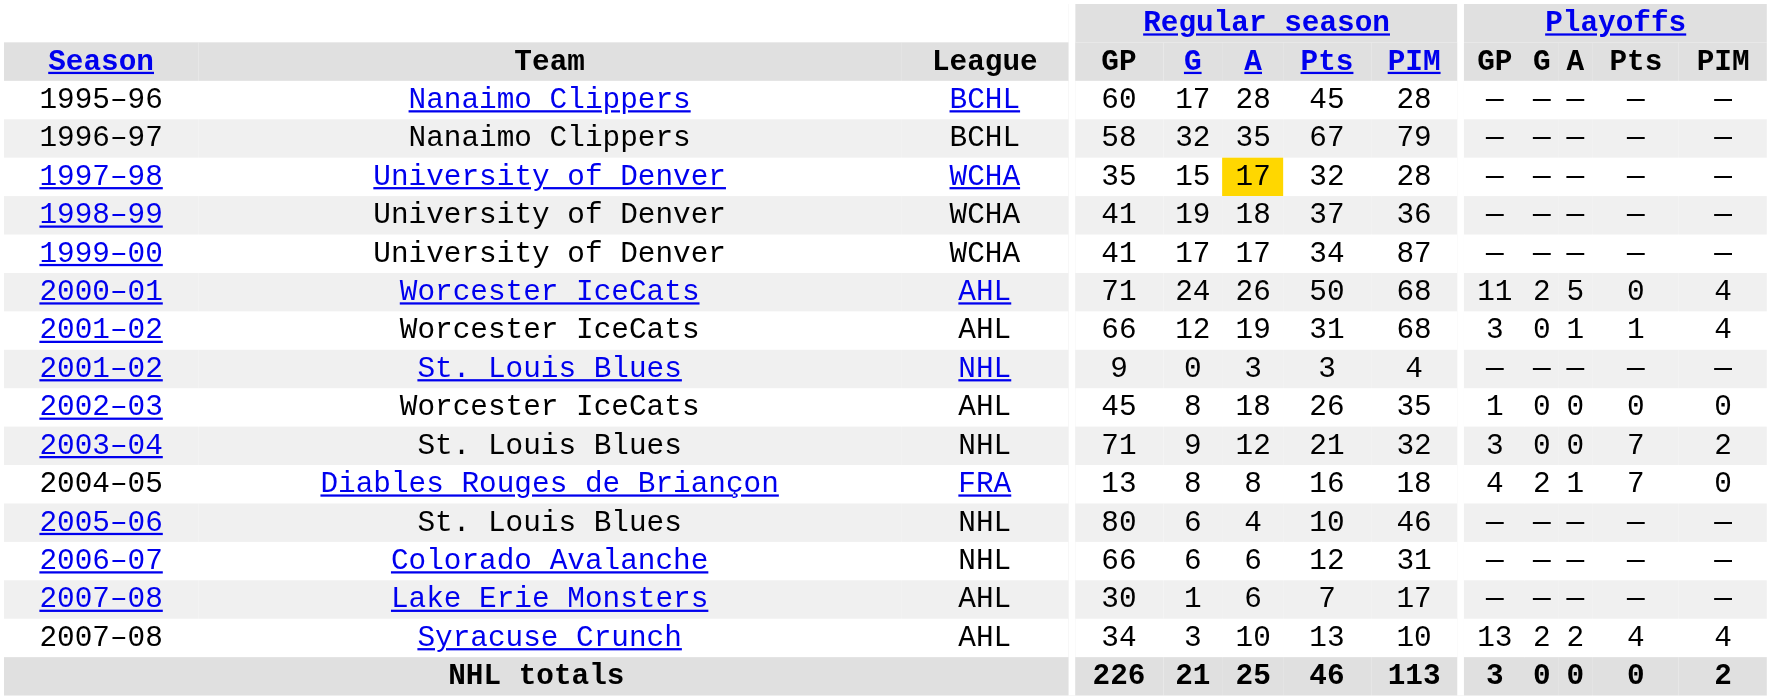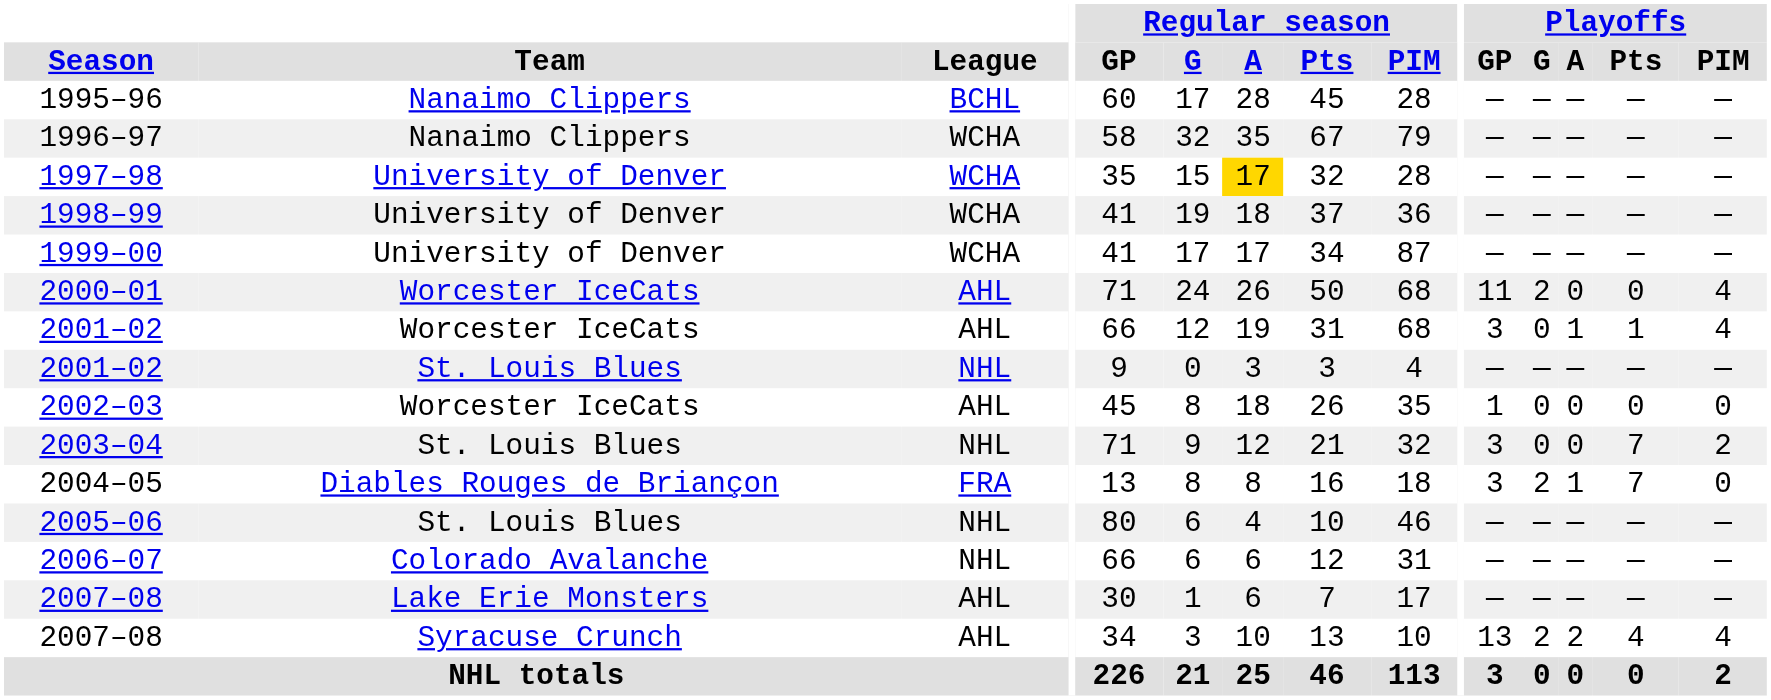(985, 138) BCHL -> (985, 138) WCHA
(1575, 292) 5 -> (1575, 292) 0
(1495, 484) 4 -> (1495, 484) 3
